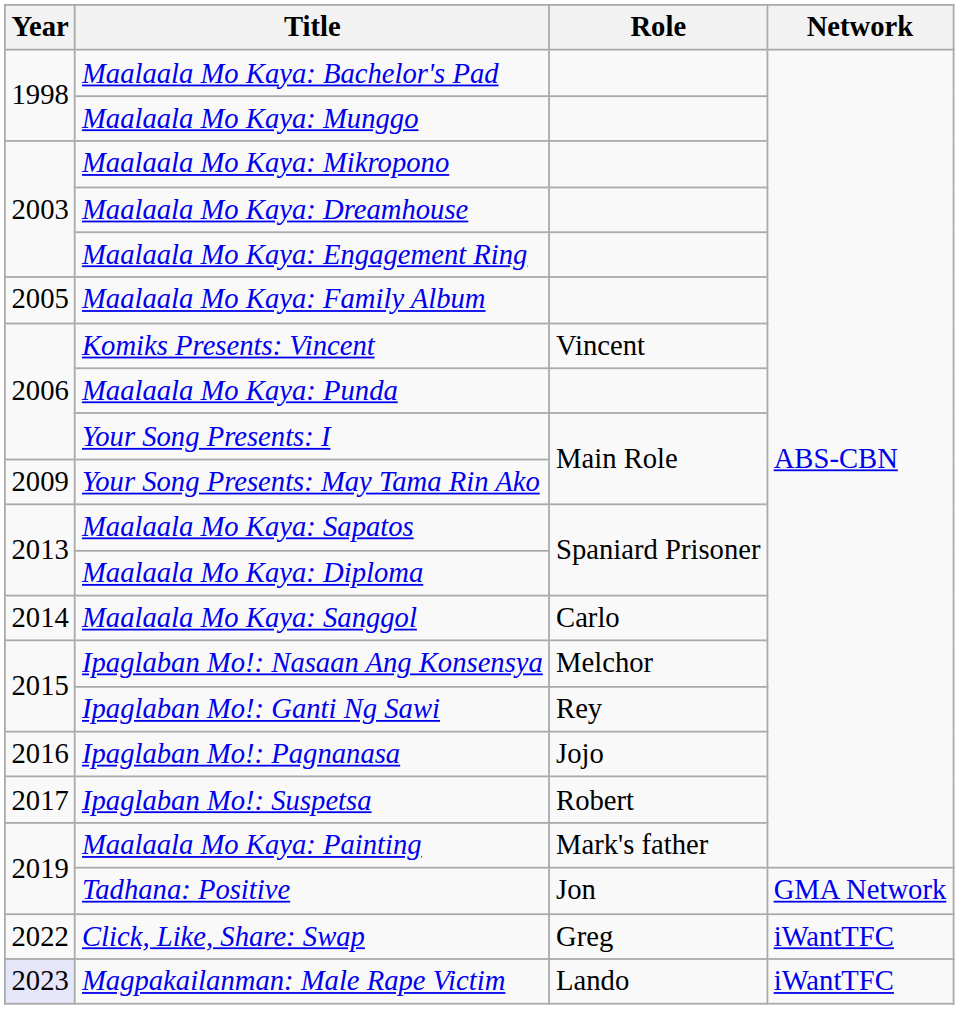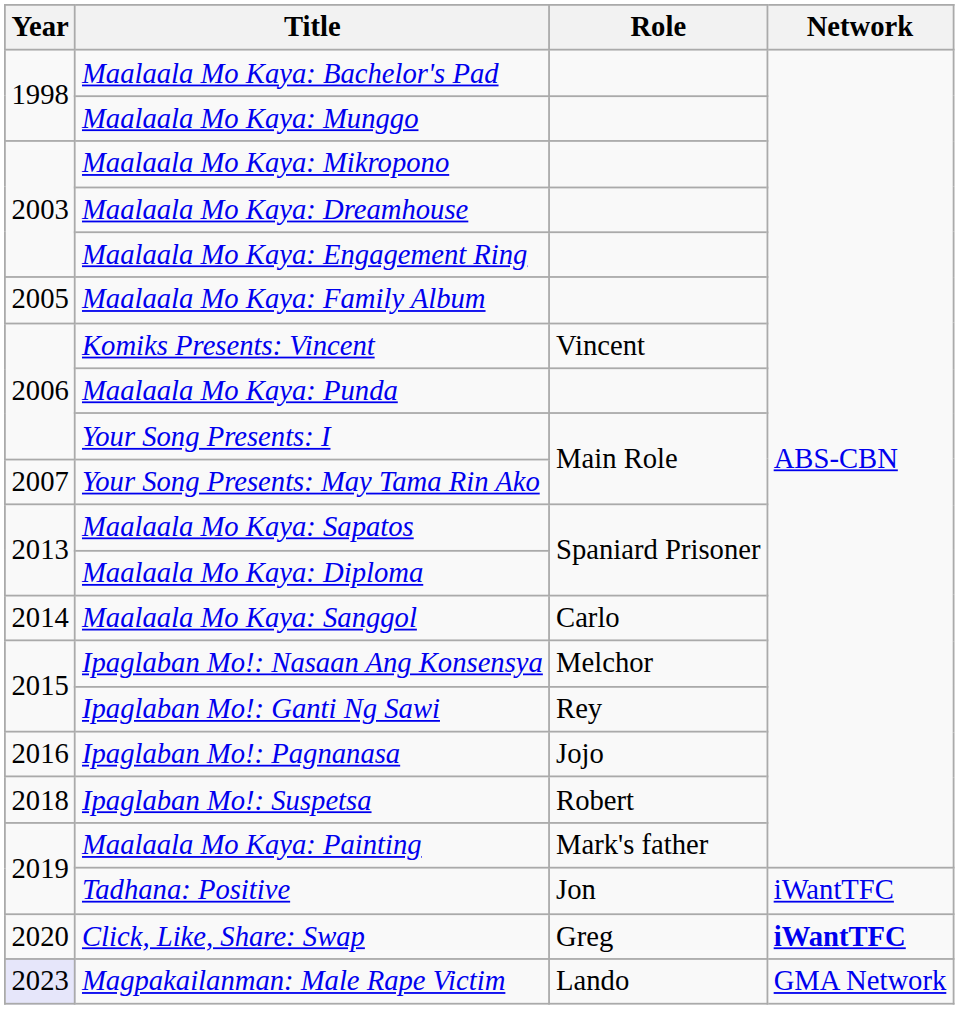(40, 481) 2009 -> (40, 481) 2007
(40, 799) 2017 -> (40, 799) 2018
(860, 890) GMA Network -> (834, 890) iWantTFC
(40, 935) 2022 -> (40, 935) 2020
(834, 935) normal -> (840, 935) bold
(834, 981) iWantTFC -> (860, 981) GMA Network
